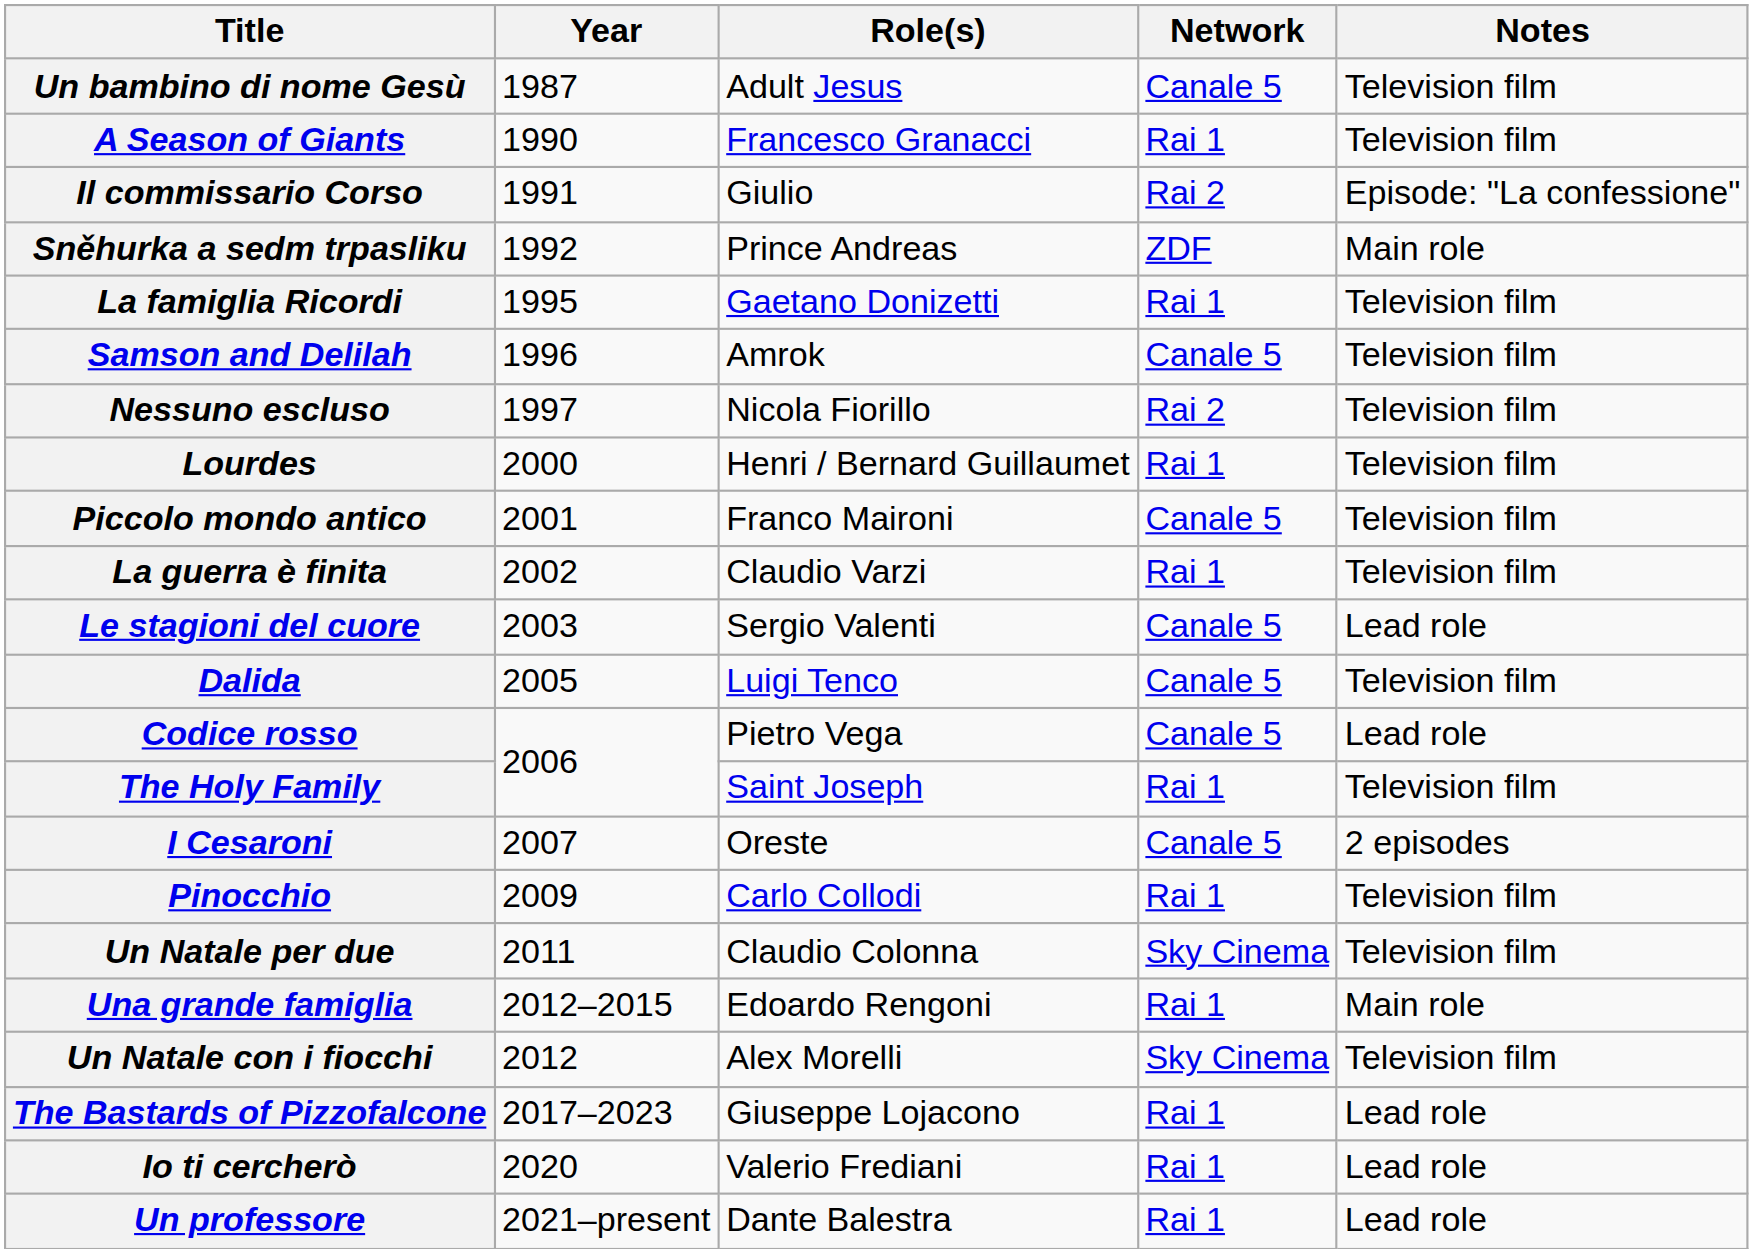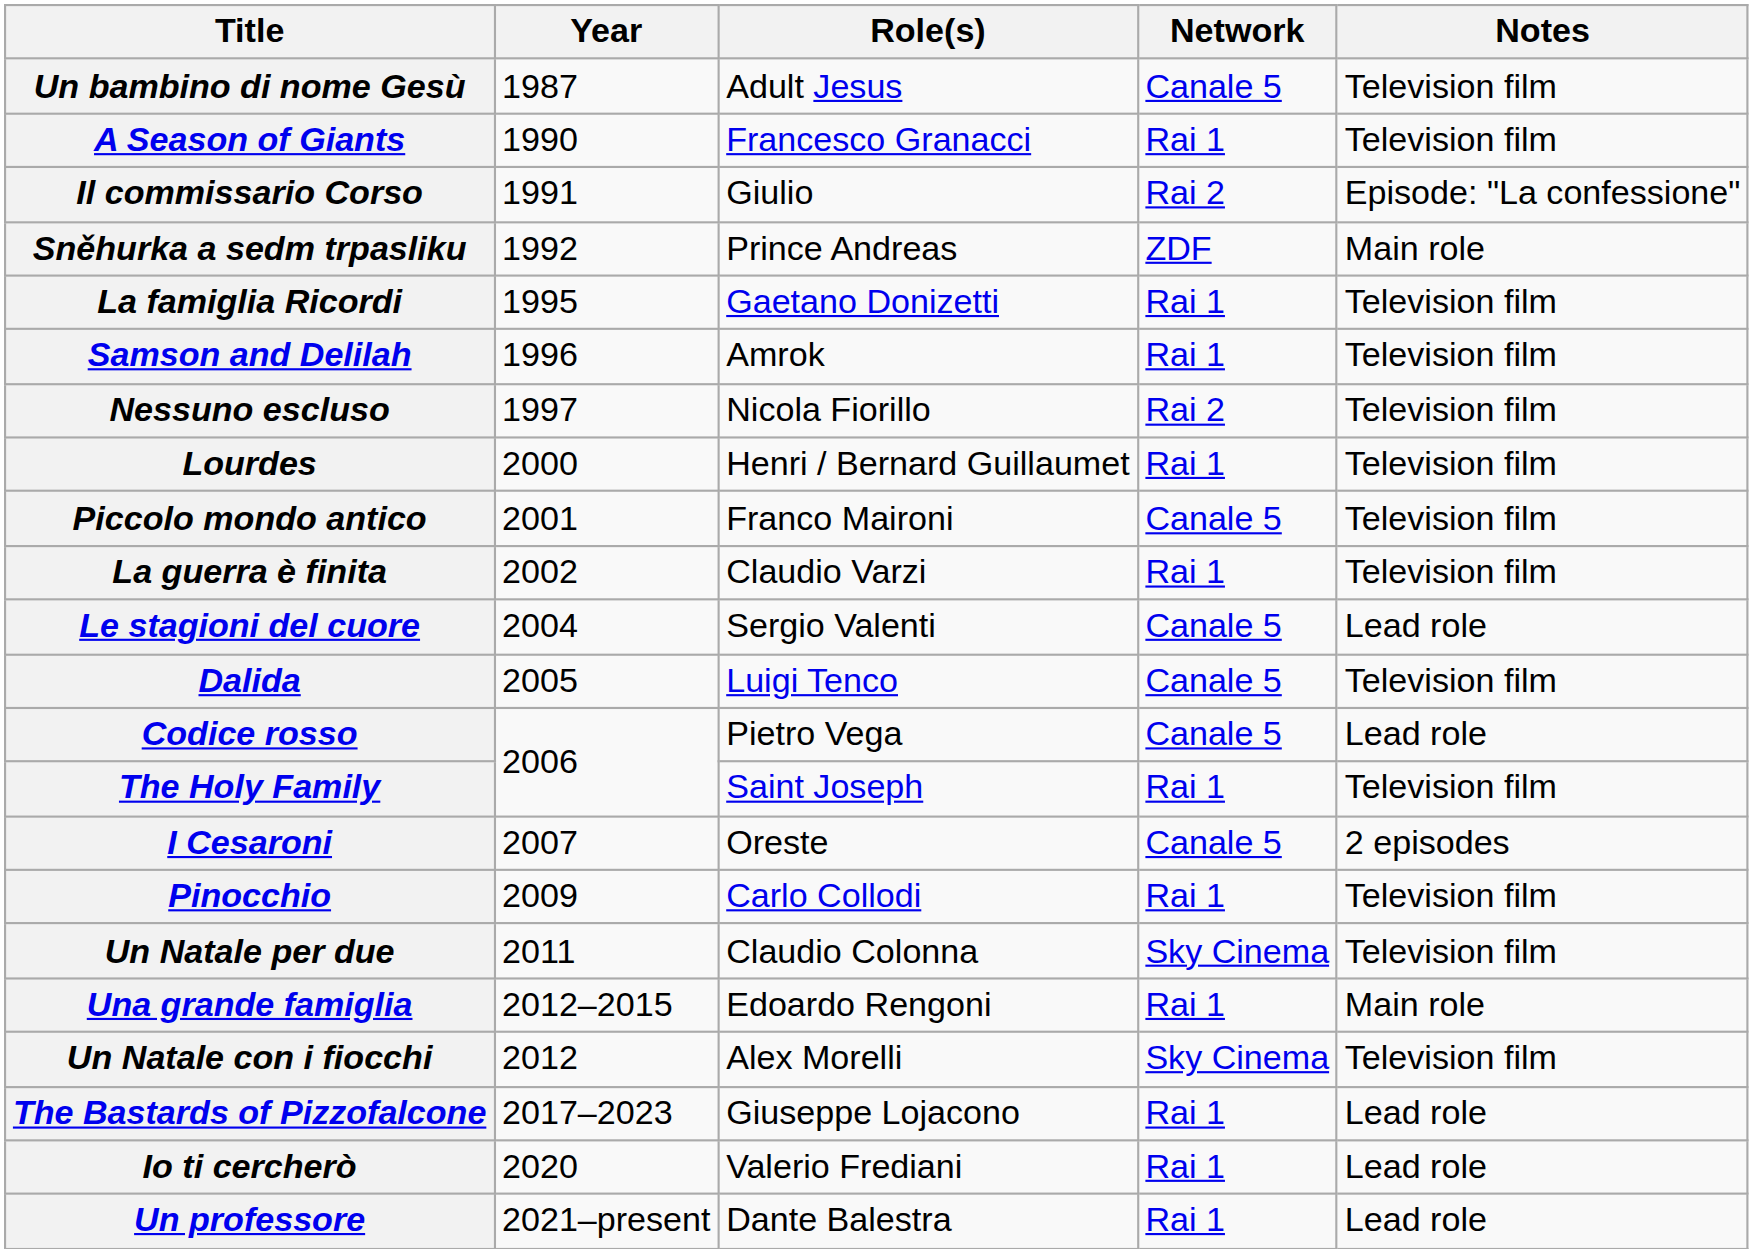(1214, 355) Canale 5 -> (1185, 355) Rai 1
(540, 626) 2003 -> (540, 626) 2004
